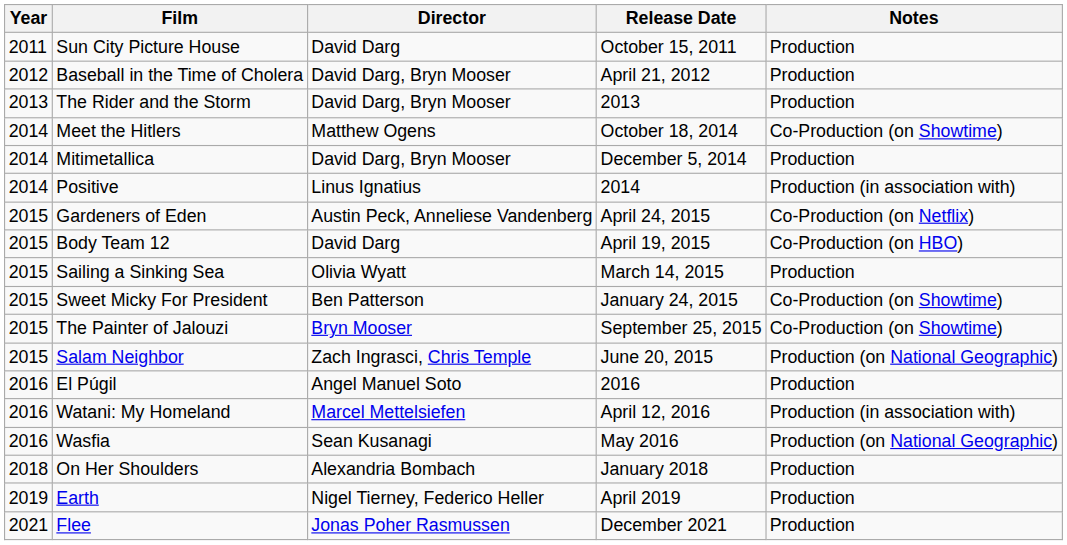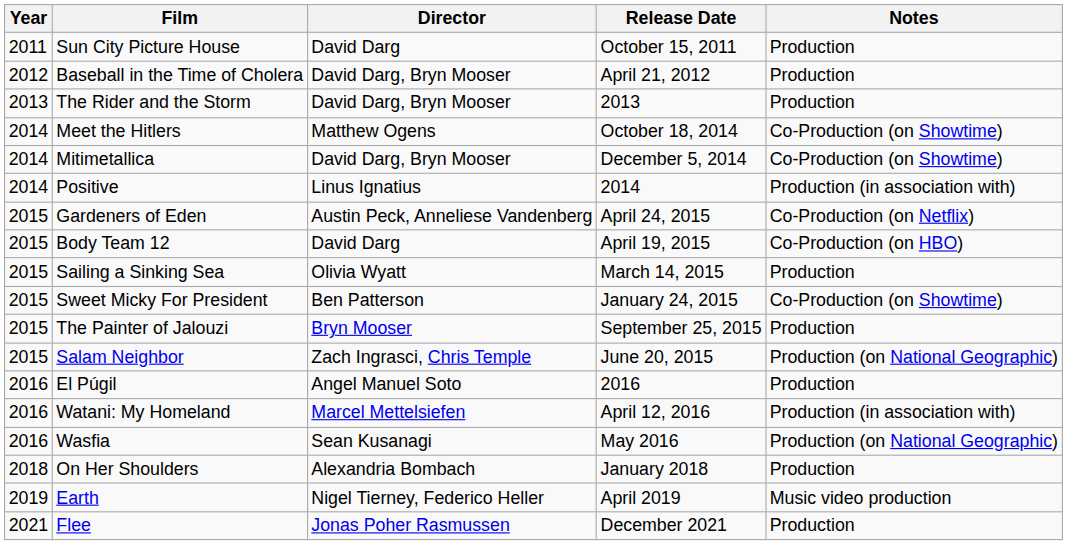(812, 159) Production -> (886, 159) Co-Production (on Showtime)
(886, 328) Co-Production (on Showtime) -> (812, 328) Production
(812, 497) Production -> (861, 497) Music video production
